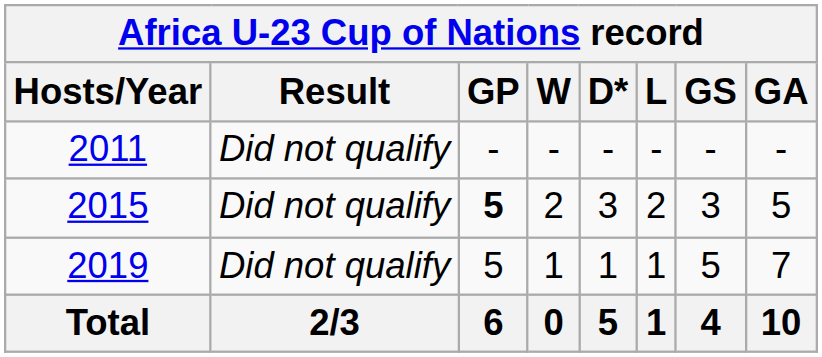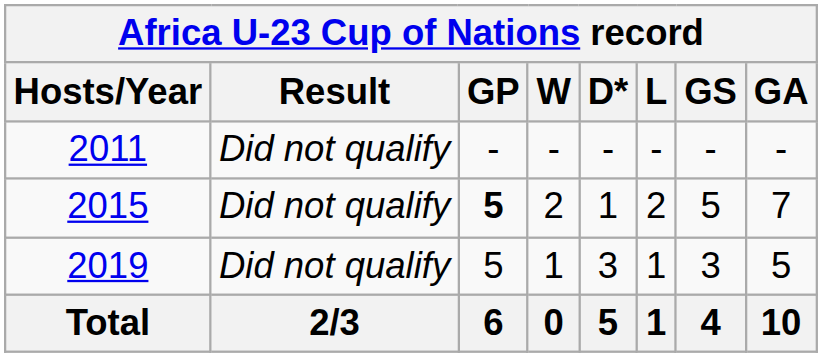(608, 206) 3 -> (608, 206) 1
(711, 206) 3 -> (711, 206) 5
(781, 206) 5 -> (781, 206) 7
(608, 264) 1 -> (608, 264) 3
(711, 264) 5 -> (711, 264) 3
(781, 264) 7 -> (781, 264) 5
